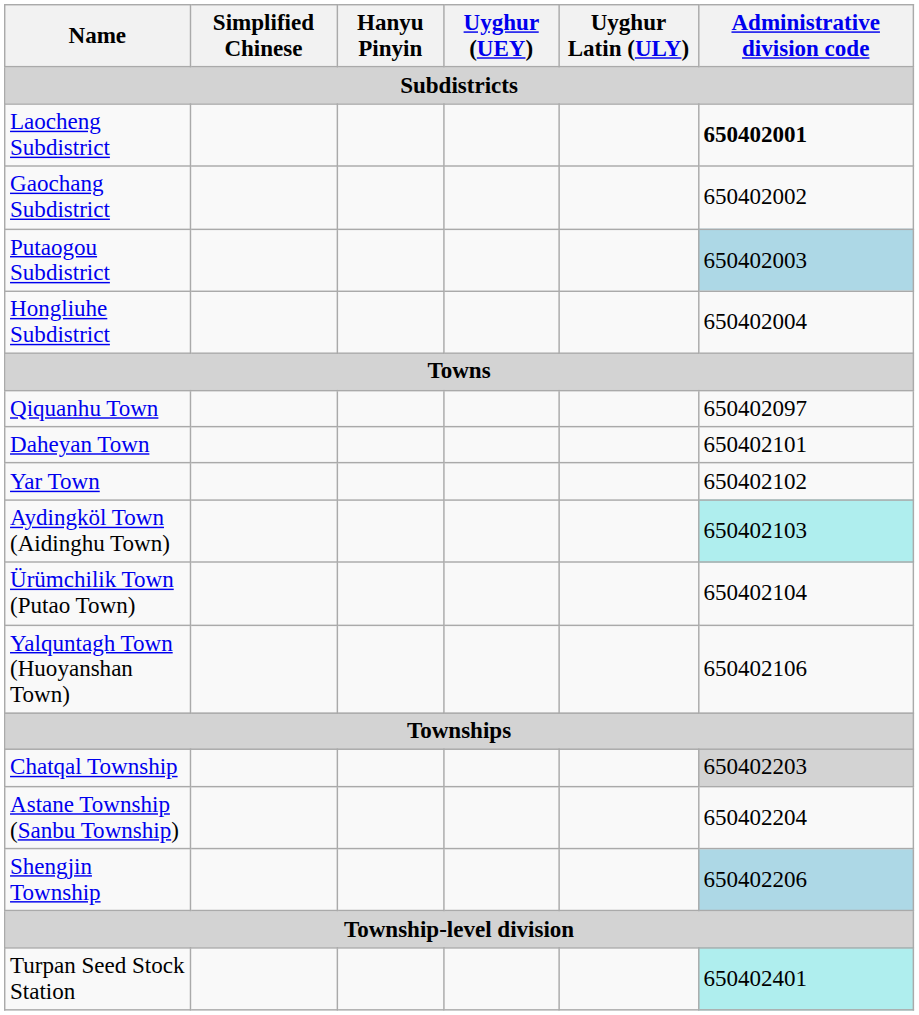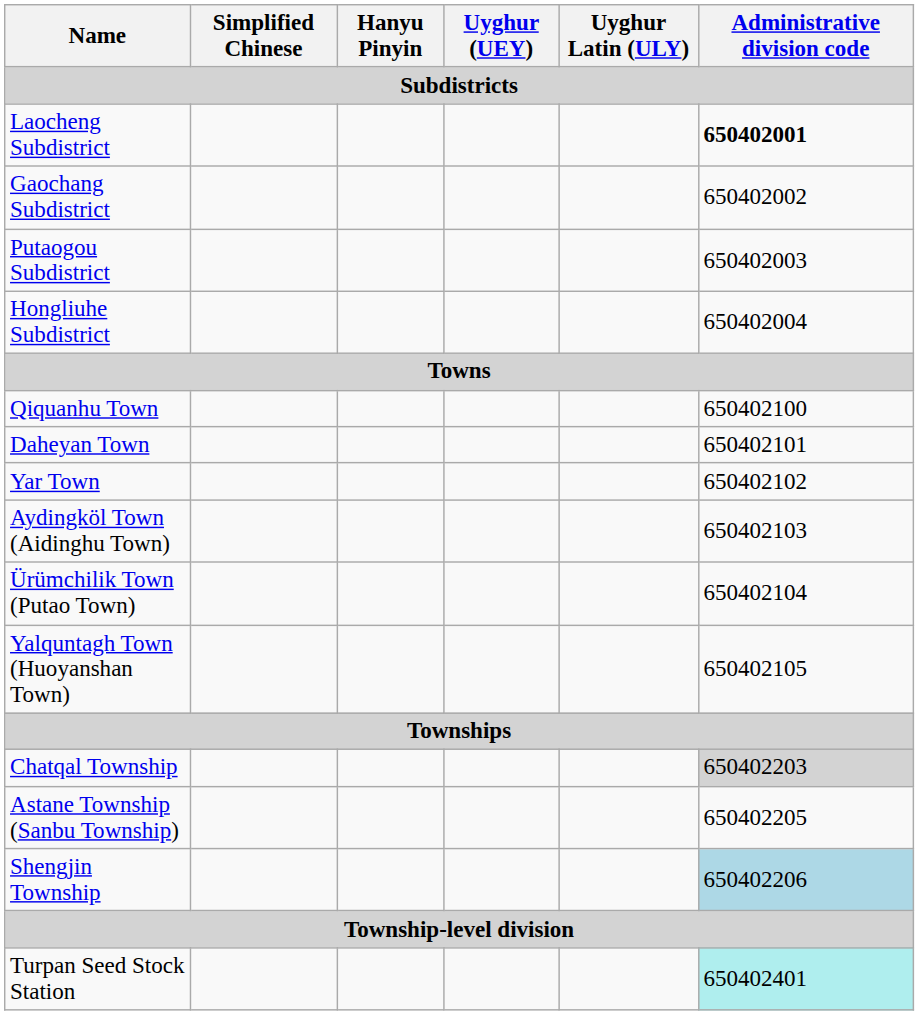(755, 259) lightblue background -> (755, 259) no background
(755, 408) 650402097 -> (755, 408) 650402100
(755, 530) paleturquoise background -> (755, 530) no background
(755, 668) 650402106 -> (755, 668) 650402105
(755, 817) 650402204 -> (755, 817) 650402205
